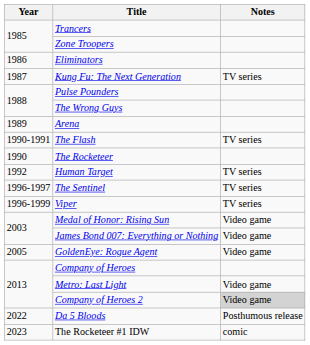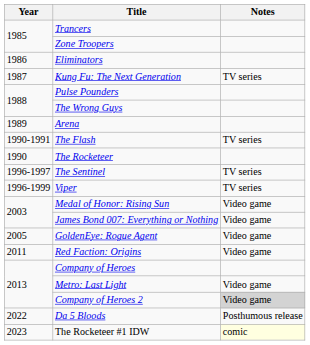- row: (84, 172)
+ row: (98, 252)
(235, 332) no background -> (235, 332) lightyellow background
